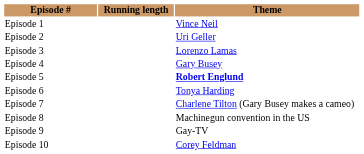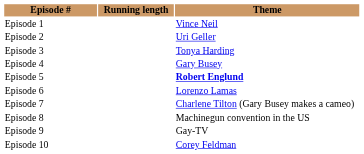(206, 50) Lorenzo Lamas -> (205, 50) Tonya Harding
(205, 91) Tonya Harding -> (206, 91) Lorenzo Lamas
